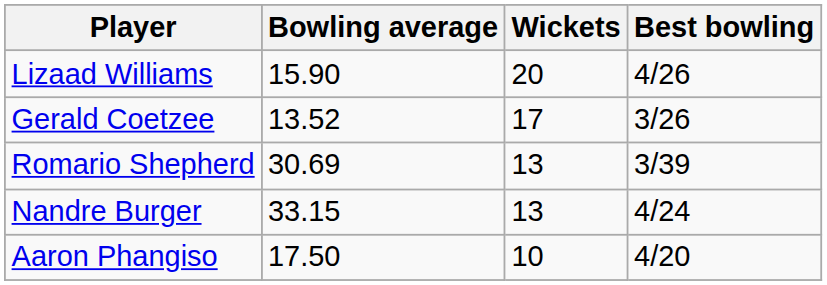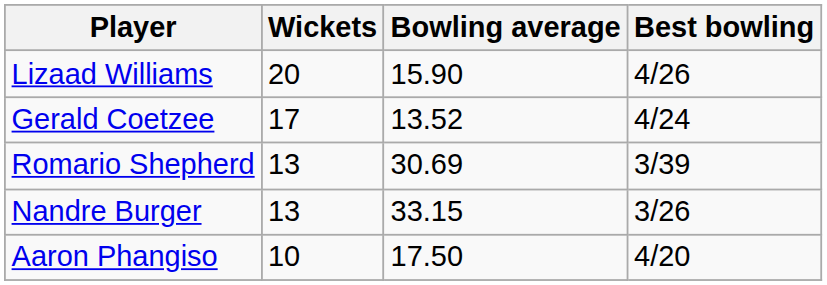columns swapped: (566, 27) <-> (383, 27)
(662, 119) 3/26 -> (662, 119) 4/24
(662, 211) 4/24 -> (662, 211) 3/26
